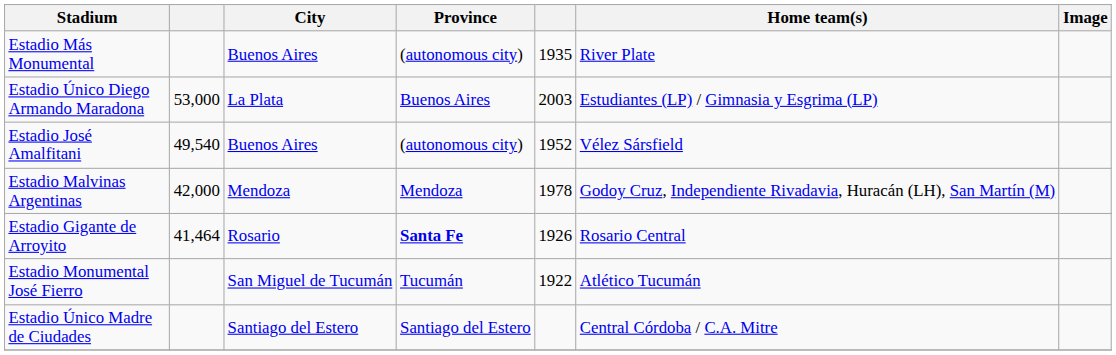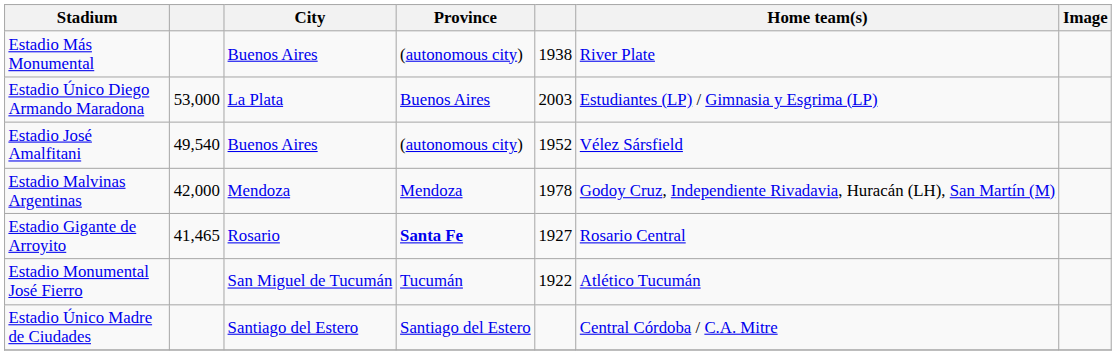(555, 53) 1935 -> (555, 53) 1938
(197, 236) 41,464 -> (197, 236) 41,465
(555, 236) 1926 -> (555, 236) 1927
